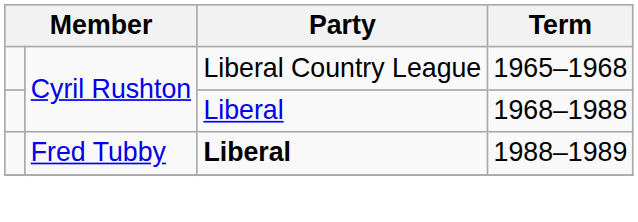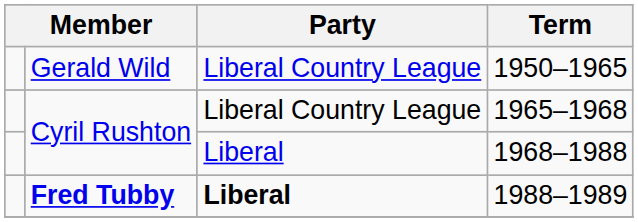+ row: (560, 68)
(98, 152) normal -> (102, 195) bold
